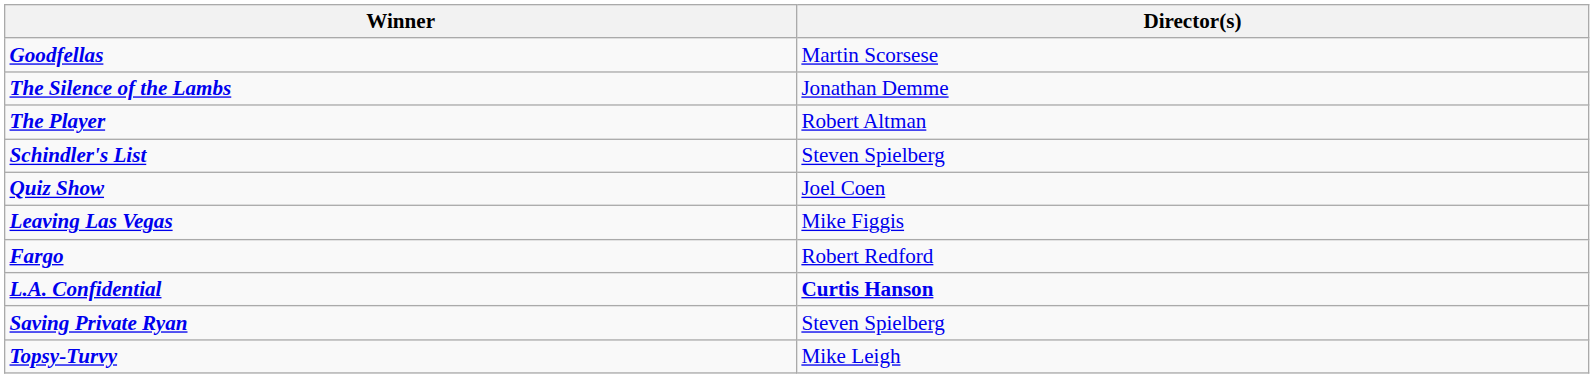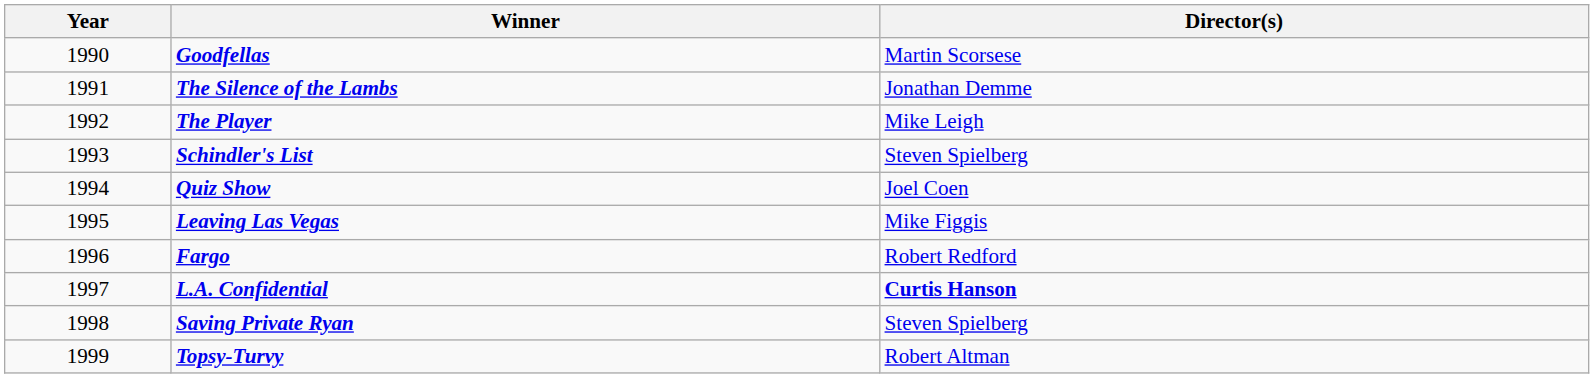+ column: (88, 21)
(864, 121) Robert Altman -> (934, 121) Mike Leigh
(851, 356) Mike Leigh -> (947, 356) Robert Altman
